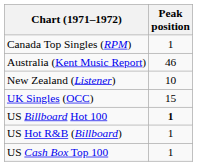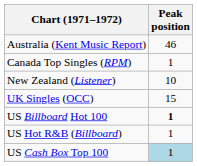rows swapped: (77, 62) <-> (69, 44)
(171, 152) no background -> (171, 152) lightblue background
